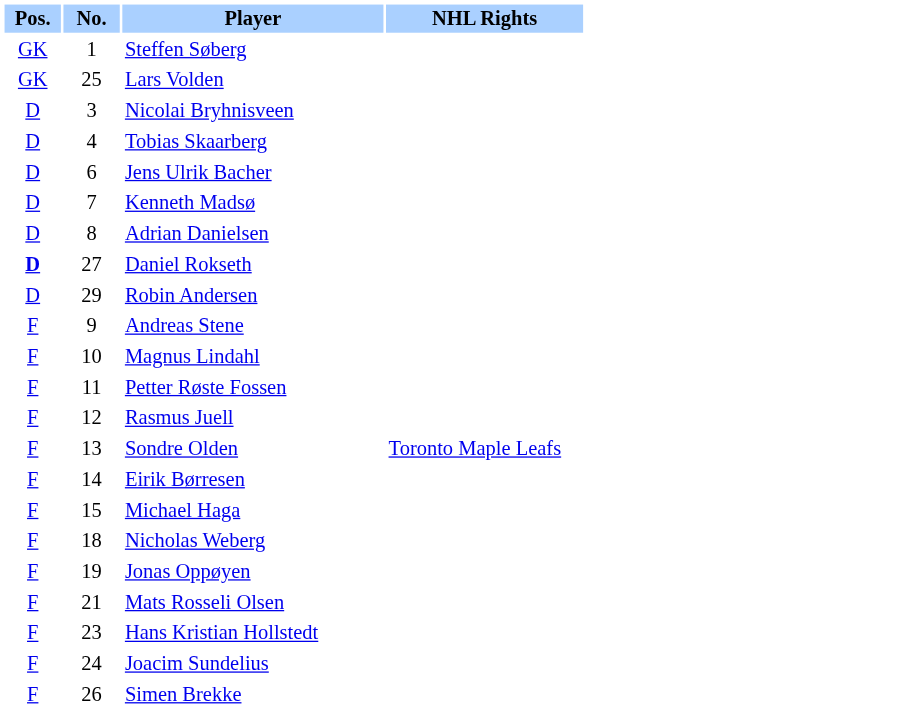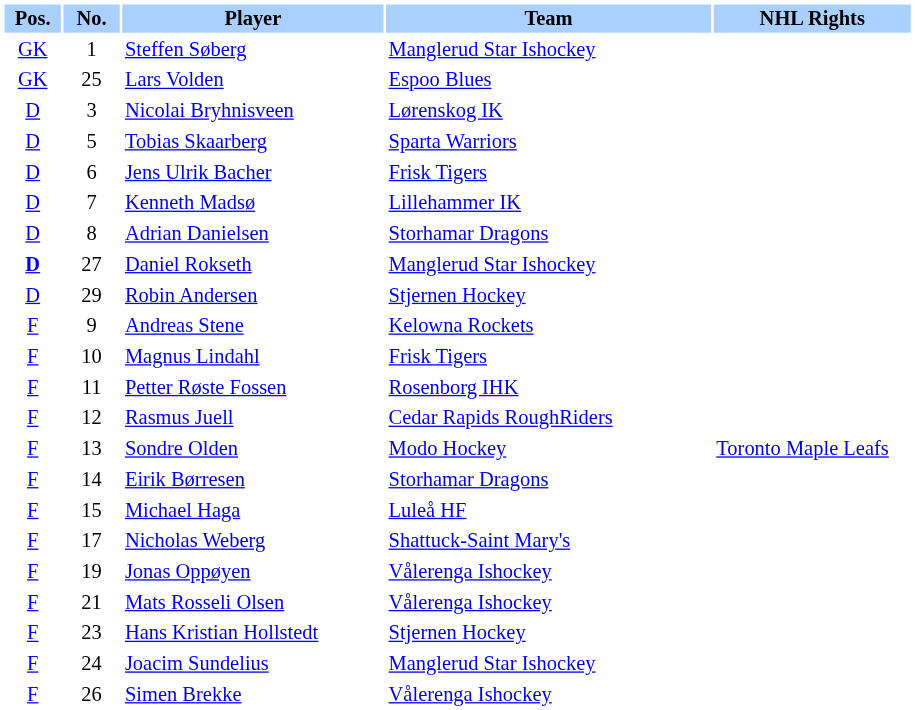+ column: (549, 18)
(92, 141) 4 -> (92, 141) 5
(92, 540) 18 -> (92, 540) 17
